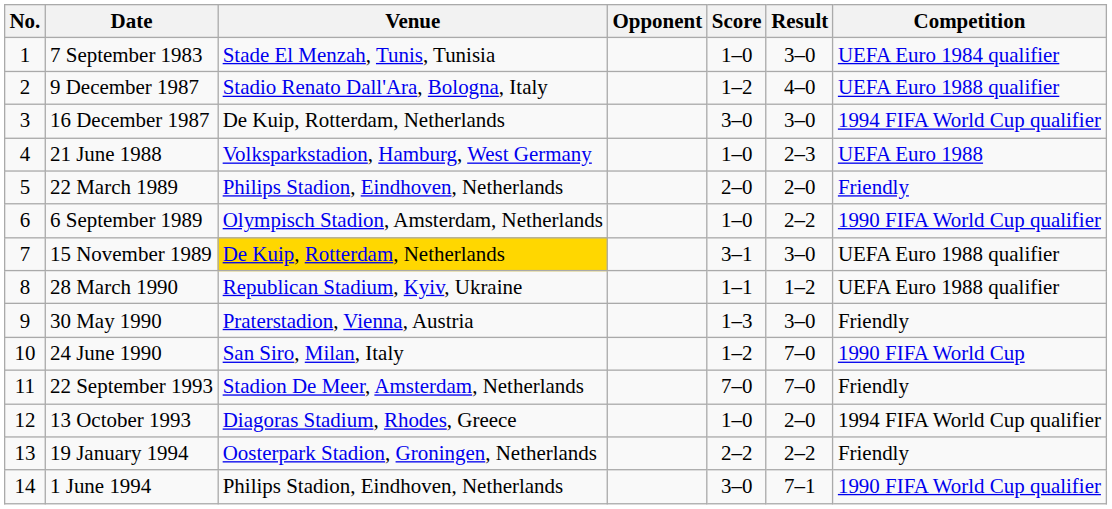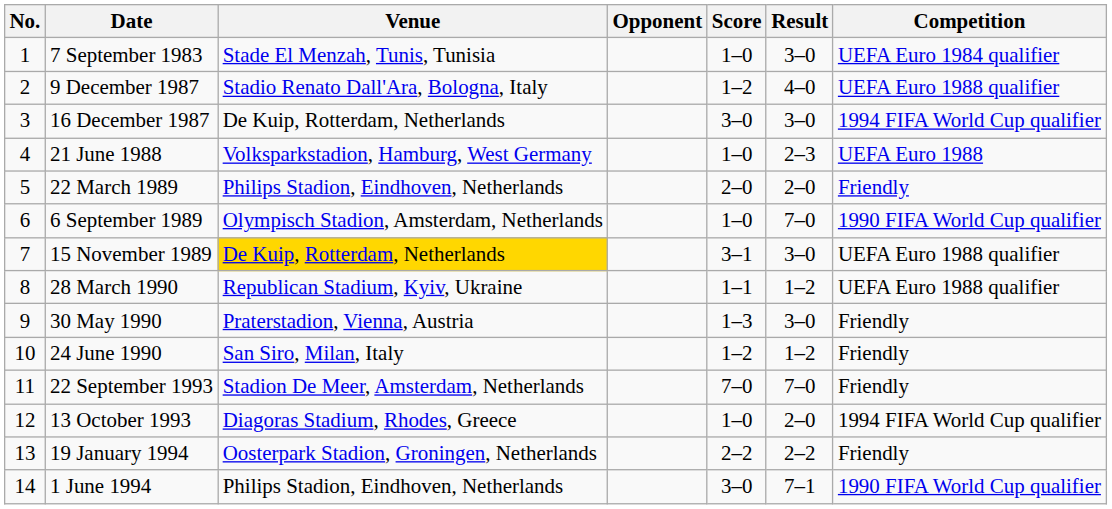(800, 220) 2–2 -> (800, 220) 7–0
(800, 353) 7–0 -> (800, 353) 1–2
(931, 353) 1990 FIFA World Cup -> (873, 353) Friendly
